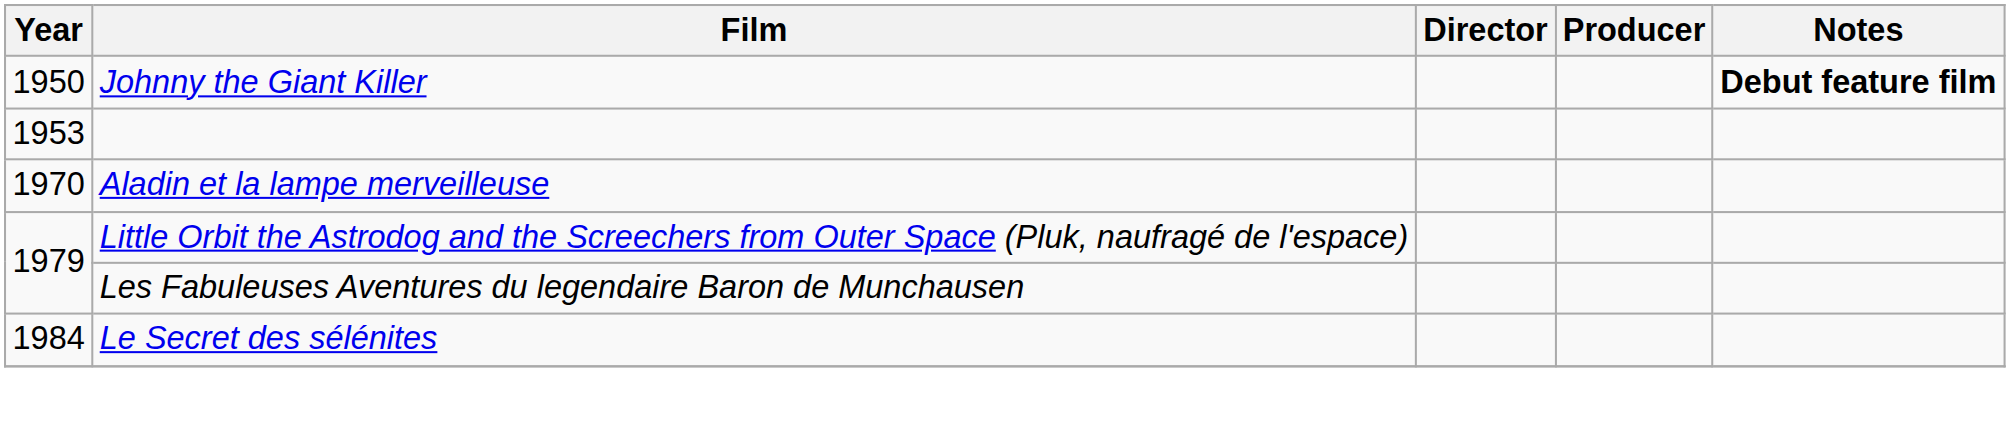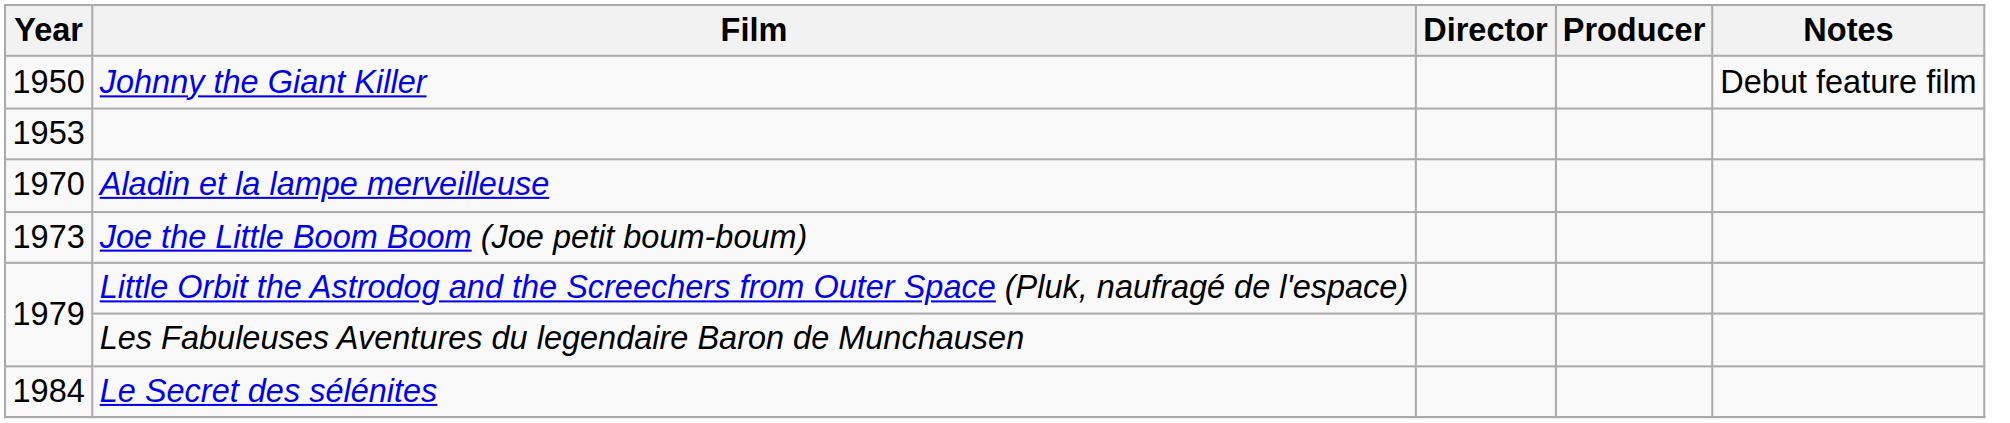(1858, 81) bold -> (1848, 81) normal
+ row: (49, 236)
